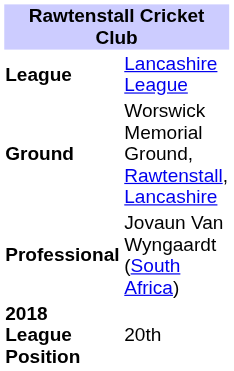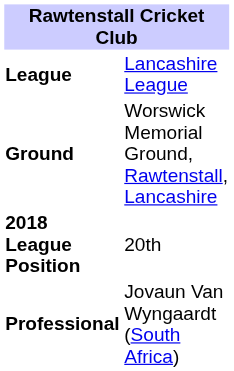rows swapped: (62, 255) <-> (43, 335)
